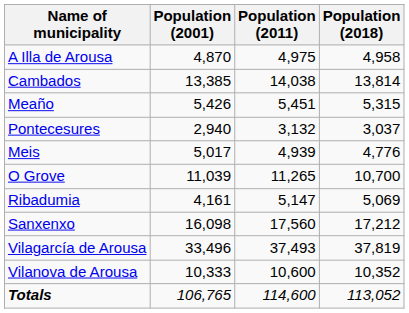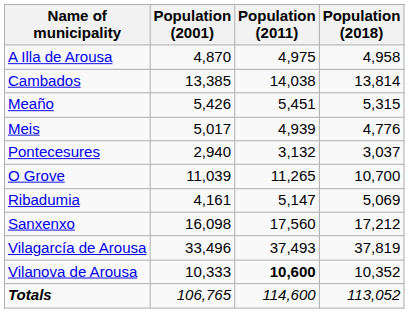rows swapped: (24, 152) <-> (54, 128)
(293, 271) normal -> (293, 271) bold
